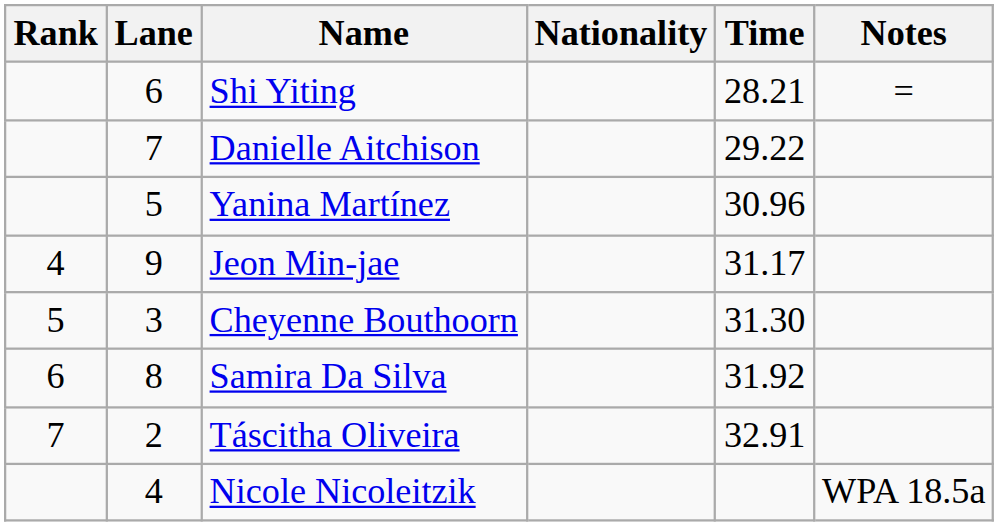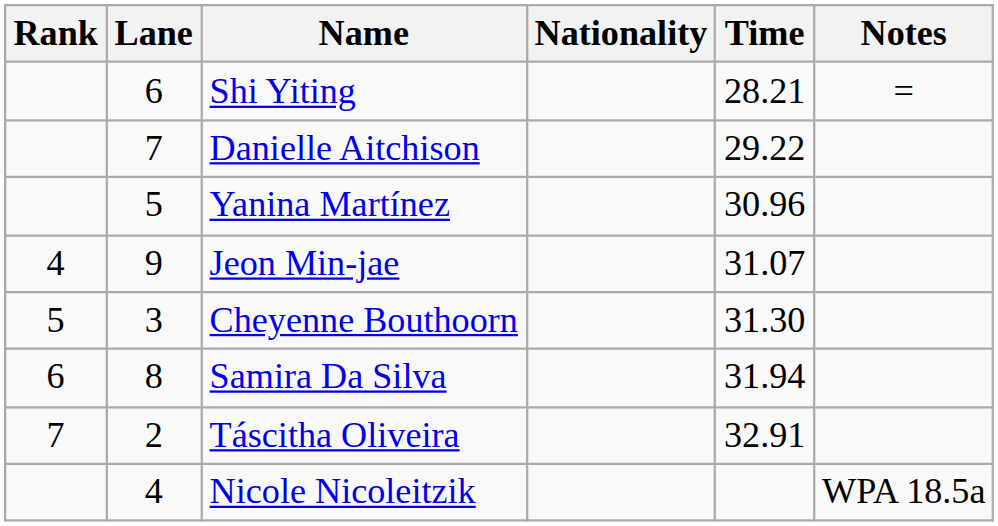(765, 262) 31.17 -> (765, 262) 31.07
(765, 377) 31.92 -> (765, 377) 31.94
